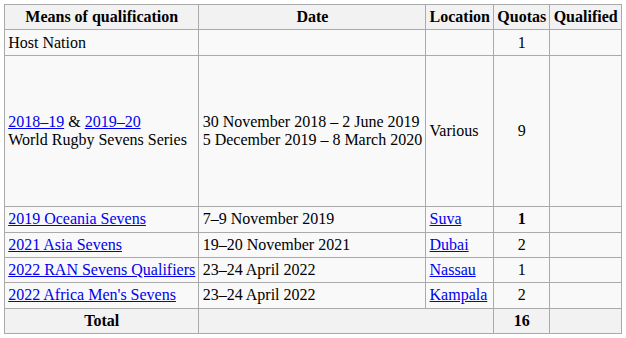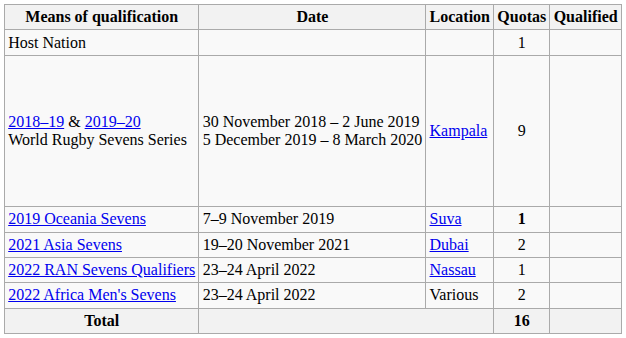(454, 130) Various -> (458, 130) Kampala
(458, 295) Kampala -> (454, 295) Various
